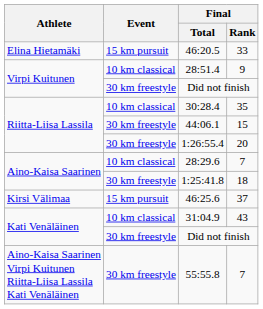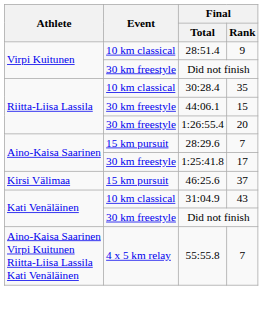- row: (44, 51)
(141, 162) 10 km classical -> (137, 143) 15 km pursuit
(242, 180) 18 -> (242, 162) 17
(141, 274) 30 km freestyle -> (139, 256) 4 x 5 km relay
